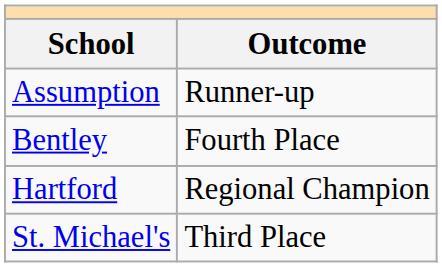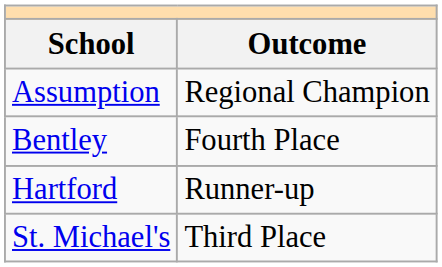(249, 91) Runner-up -> (307, 91) Regional Champion
(307, 188) Regional Champion -> (249, 188) Runner-up
